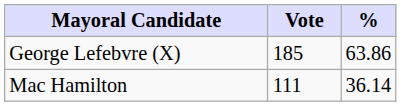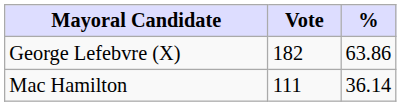(288, 52) 185 -> (288, 52) 182
